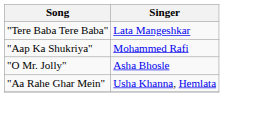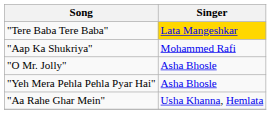(152, 30) no background -> (199, 30) gold background
+ row: (81, 83)
